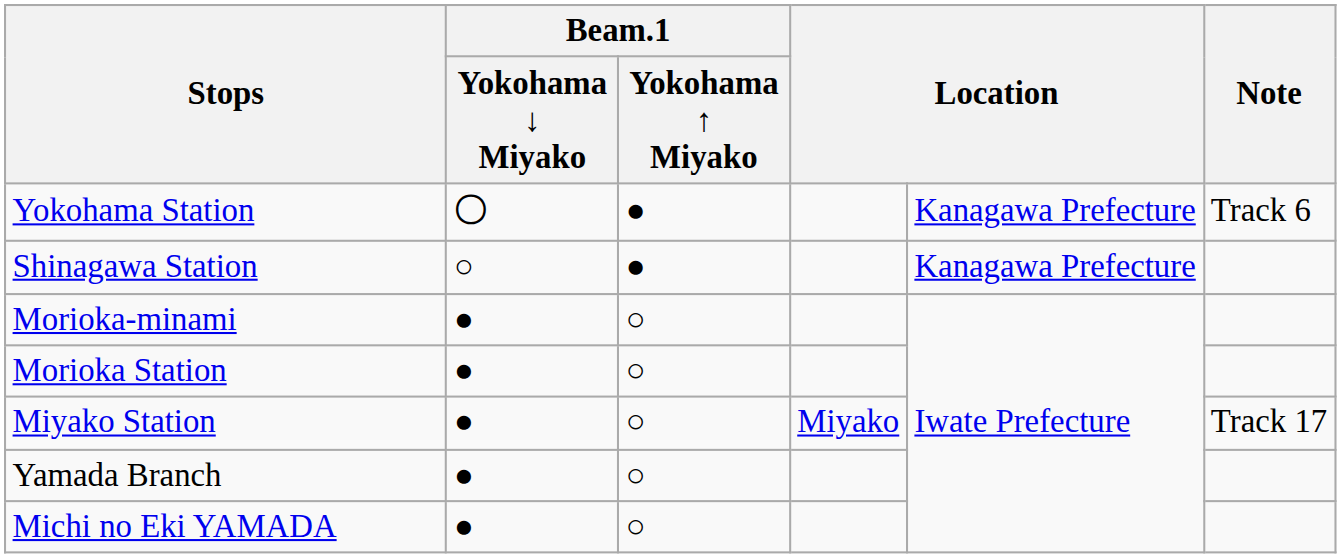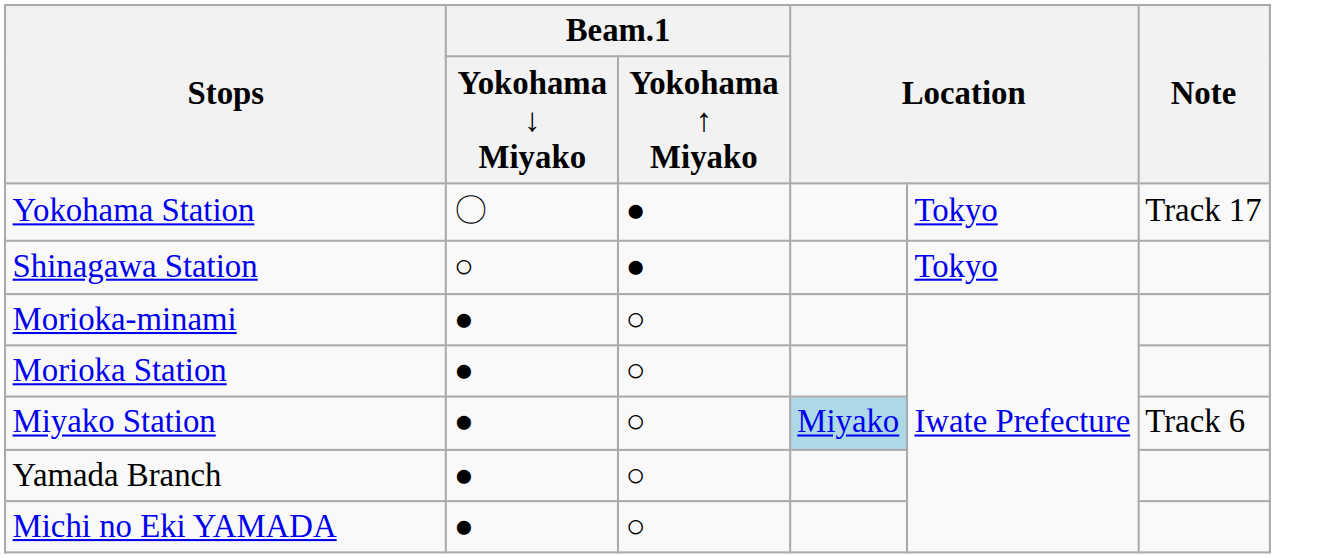(471, 210) bold -> (471, 210) normal
(1055, 211) Kanagawa Prefecture -> (956, 211) Tokyo
(1261, 211) Track 6 -> (1203, 211) Track 17
(1055, 266) Kanagawa Prefecture -> (956, 266) Tokyo
(848, 422) no background -> (848, 422) lightblue background
(1269, 422) Track 17 -> (1195, 422) Track 6
